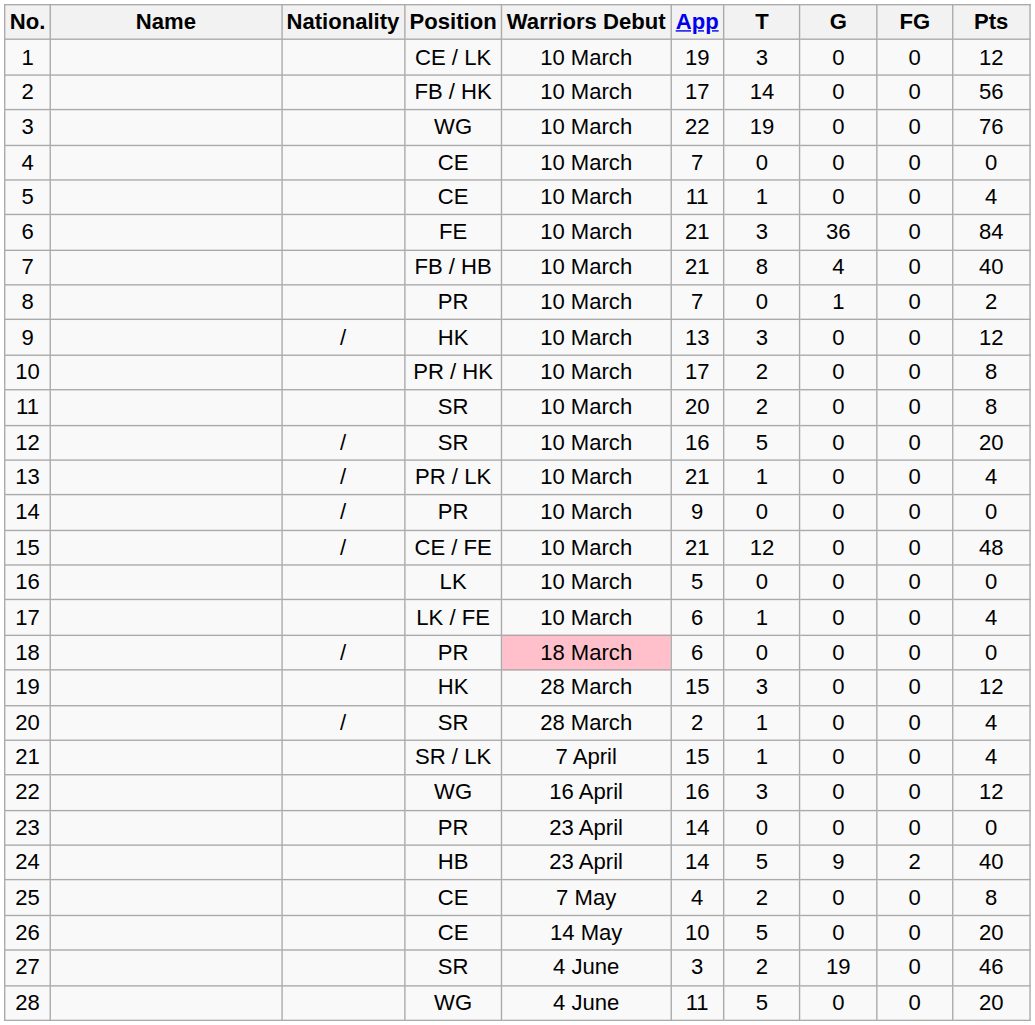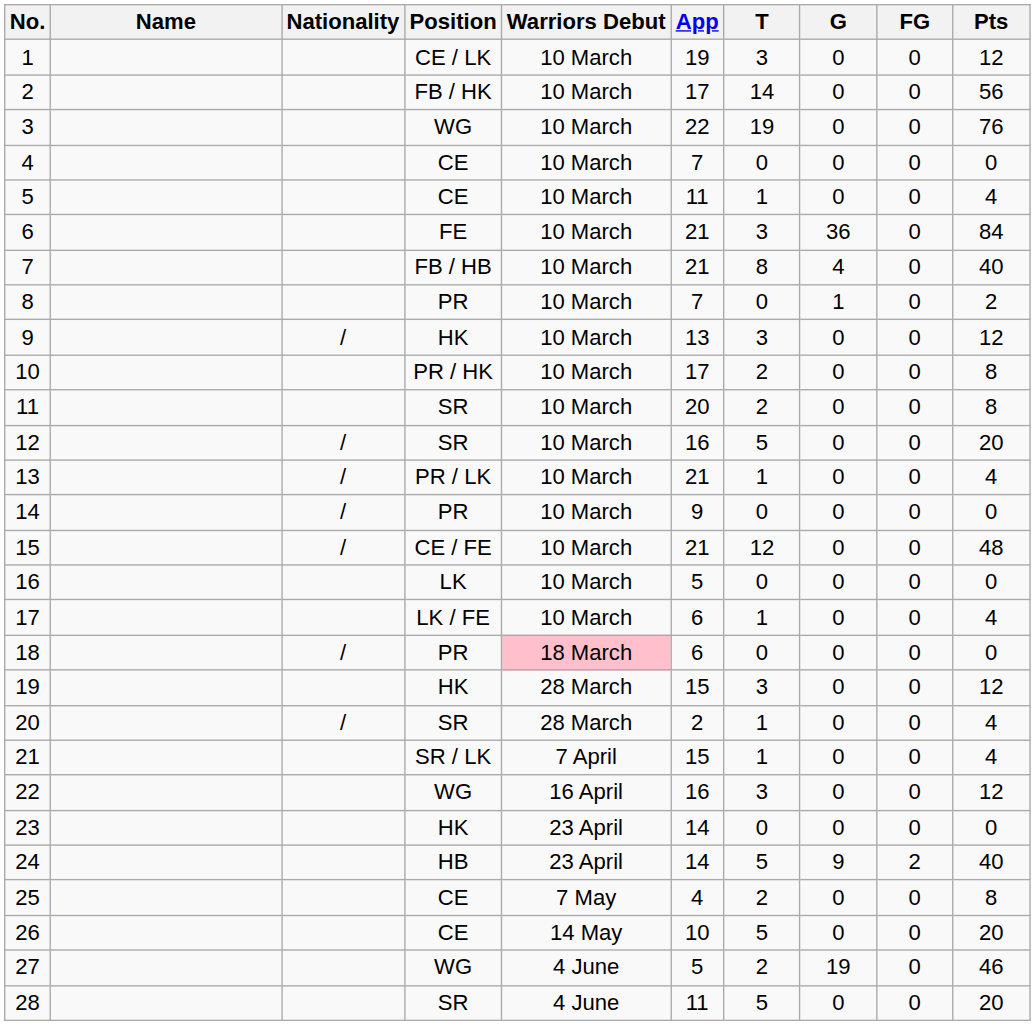(453, 827) PR -> (453, 827) HK
(453, 967) SR -> (453, 967) WG
(697, 967) 3 -> (697, 967) 5
(453, 1002) WG -> (453, 1002) SR
